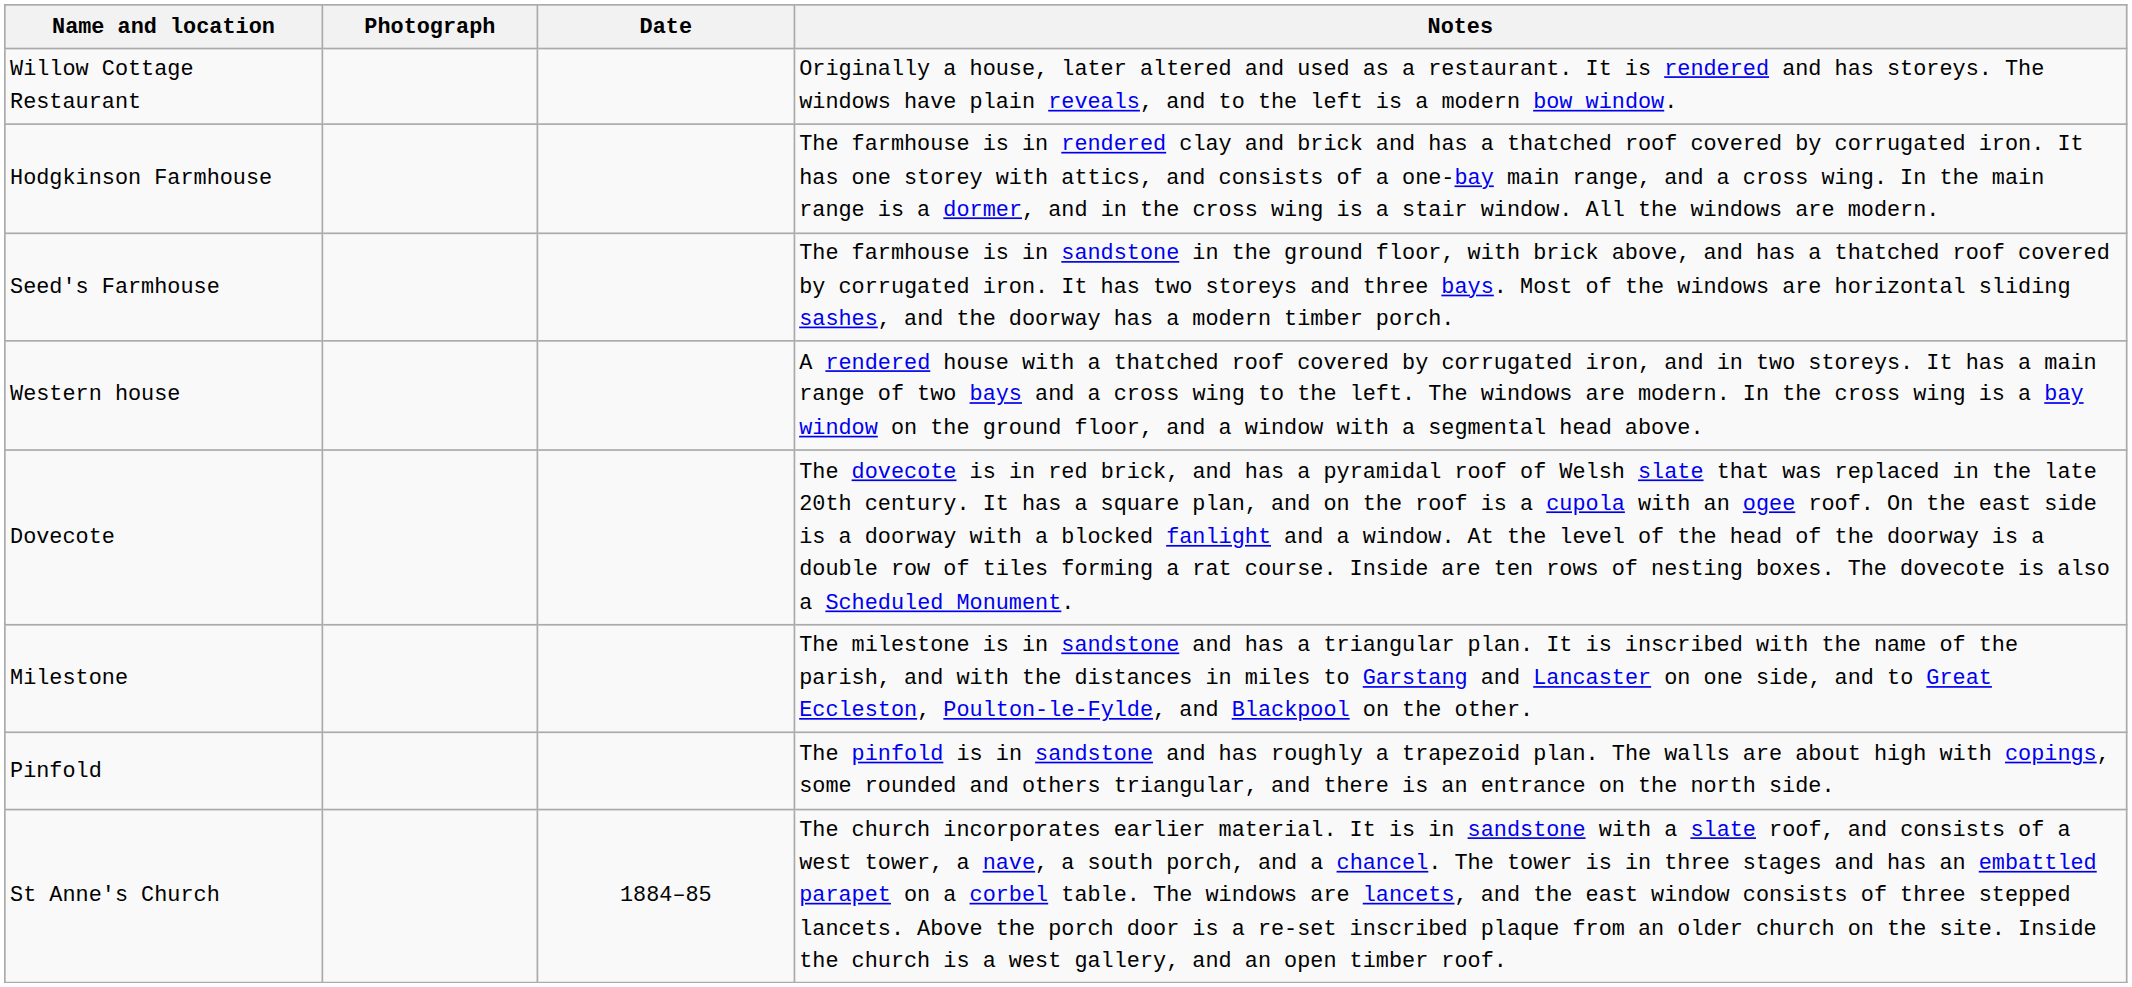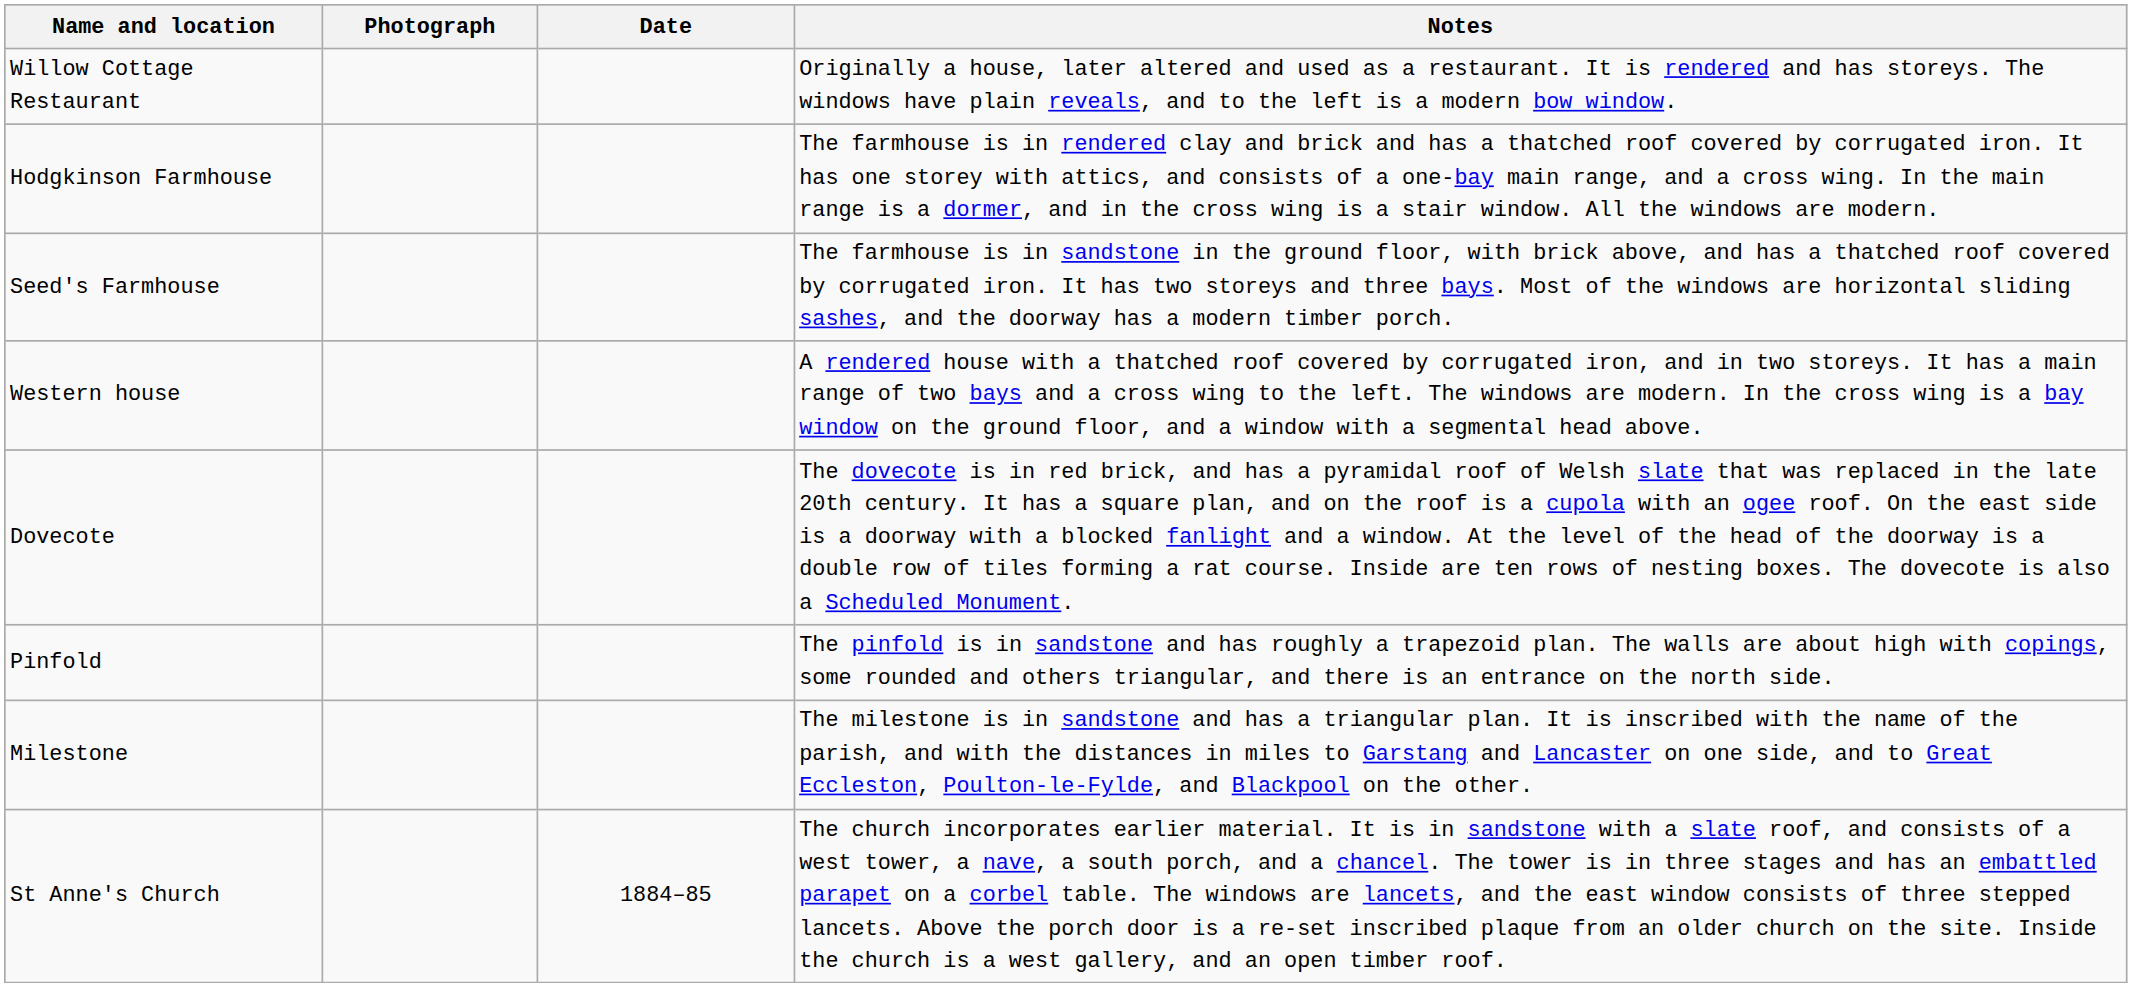rows swapped: (69, 678) <-> (56, 770)
